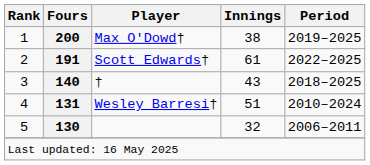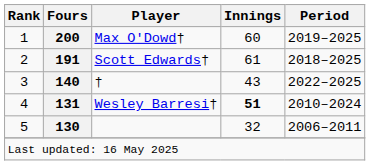(253, 38) 38 -> (253, 38) 60
(325, 60) 2022–2025 -> (325, 60) 2018–2025
(325, 82) 2018–2025 -> (325, 82) 2022–2025
(253, 105) normal -> (253, 105) bold
